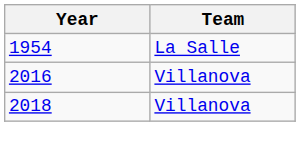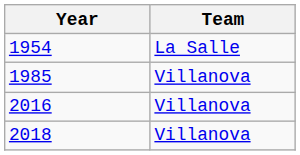+ row: (30, 77)
